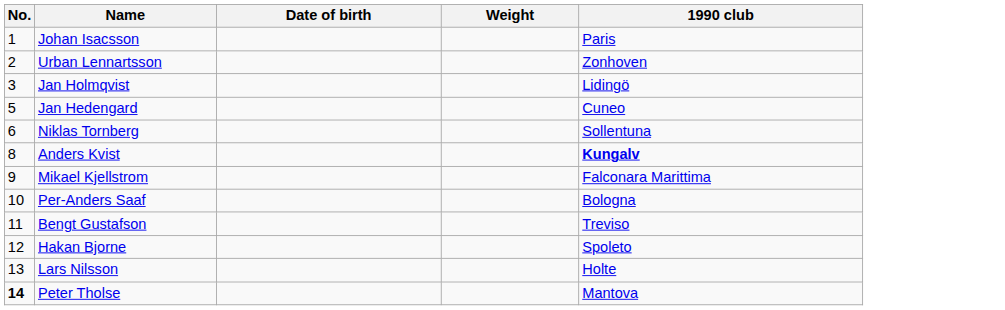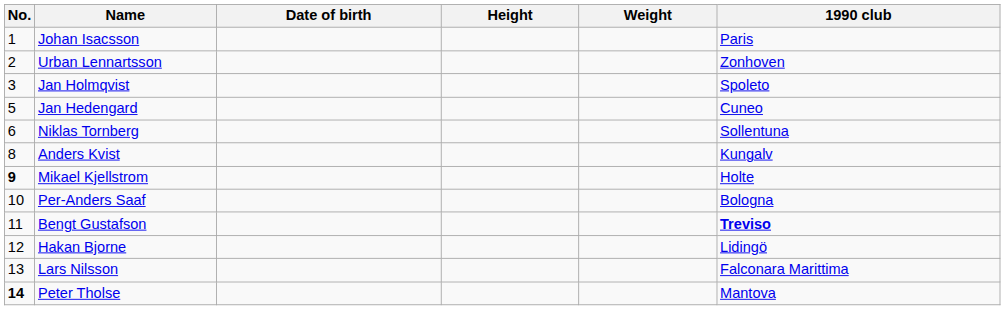+ column: (510, 16)
(606, 85) Lidingö -> (745, 85) Spoleto
(611, 154) bold -> (746, 154) normal
(12, 177) normal -> (12, 177) bold
(647, 177) Falconara Marittima -> (737, 177) Holte
(606, 223) normal -> (746, 223) bold
(607, 246) Spoleto -> (744, 246) Lidingö
(599, 270) Holte -> (784, 270) Falconara Marittima
